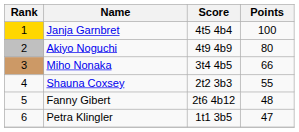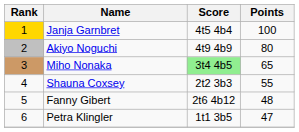(214, 65) no background -> (214, 65) lightgreen background
(267, 65) 66 -> (267, 65) 65
